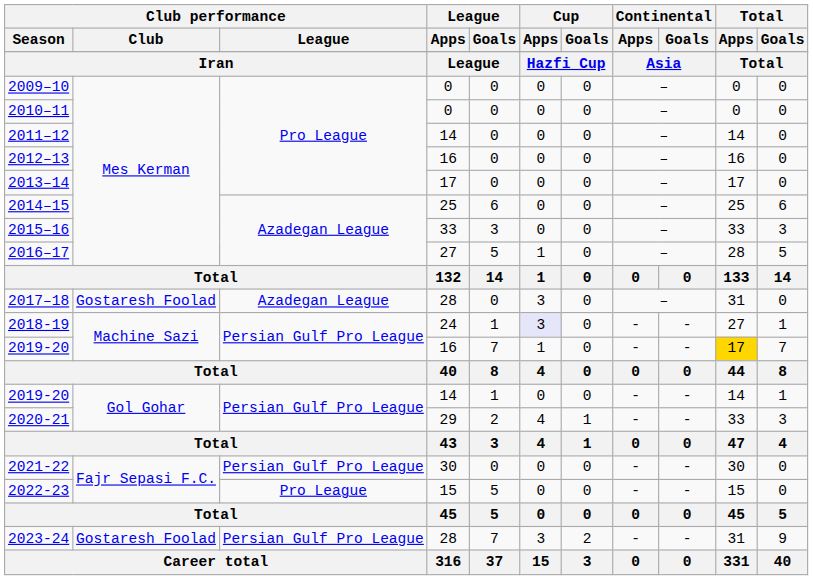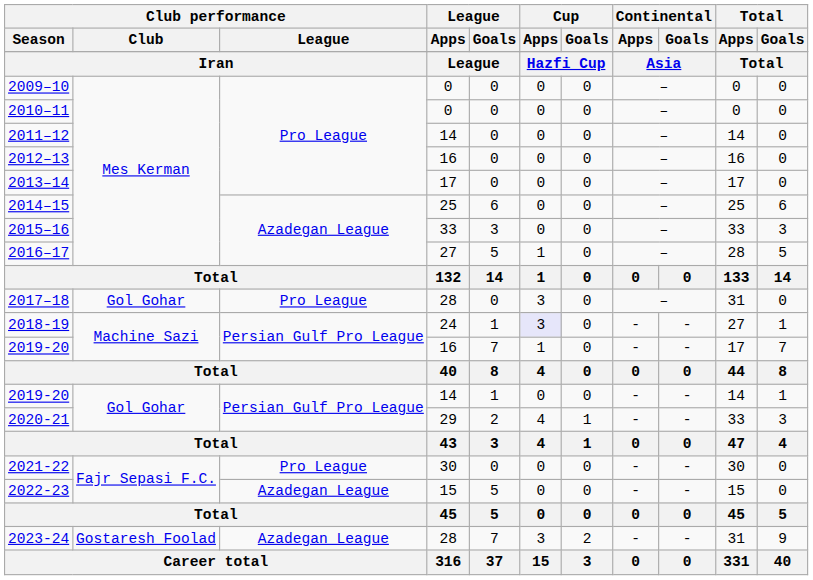(146, 301) Gostaresh Foolad -> (146, 301) Gol Gohar
(323, 301) Azadegan League -> (323, 301) Pro League
(736, 349) gold background -> (736, 349) no background
(323, 467) Persian Gulf Pro League -> (323, 467) Pro League
(323, 491) Pro League -> (323, 491) Azadegan League
(323, 538) Persian Gulf Pro League -> (323, 538) Azadegan League
